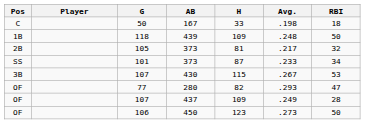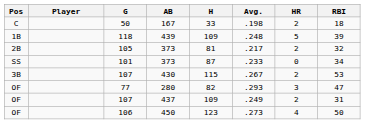+ column: (296, 11)
(336, 36) 50 -> (339, 36) 39
(336, 100) 28 -> (339, 100) 31
